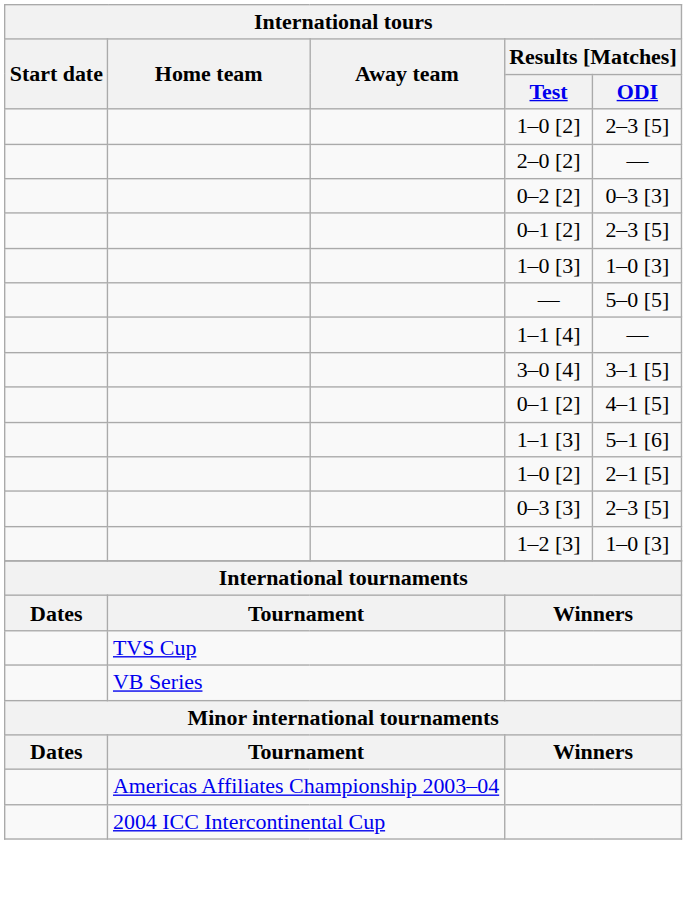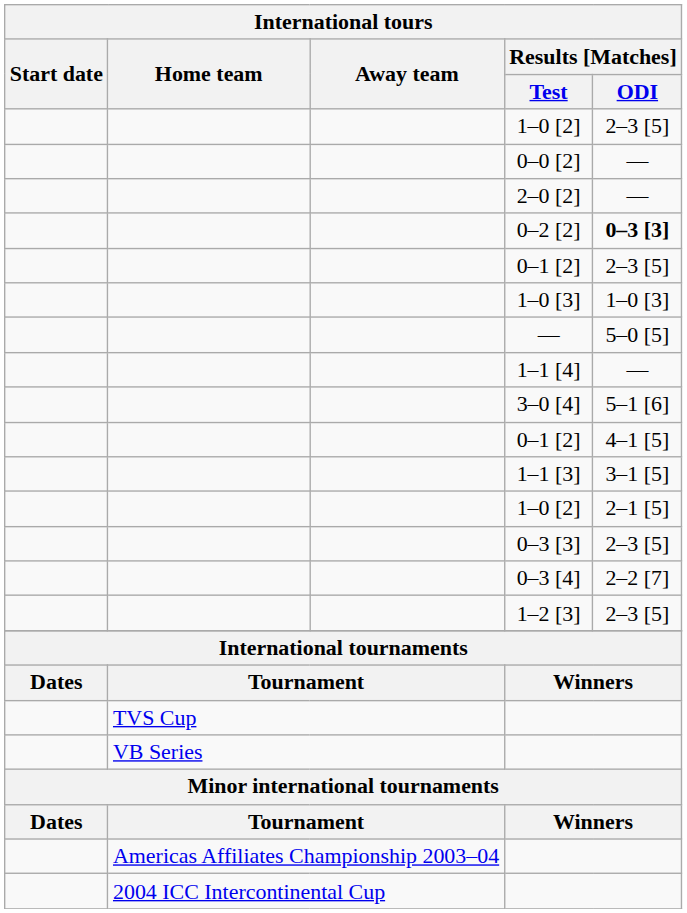+ row: (209, 161)
(637, 195) normal -> (637, 230) bold
(637, 369) 3–1 [5] -> (637, 404) 5–1 [6]
(637, 439) 5–1 [6] -> (637, 473) 3–1 [5]
+ row: (209, 578)
(637, 543) 1–0 [3] -> (637, 612) 2–3 [5]
